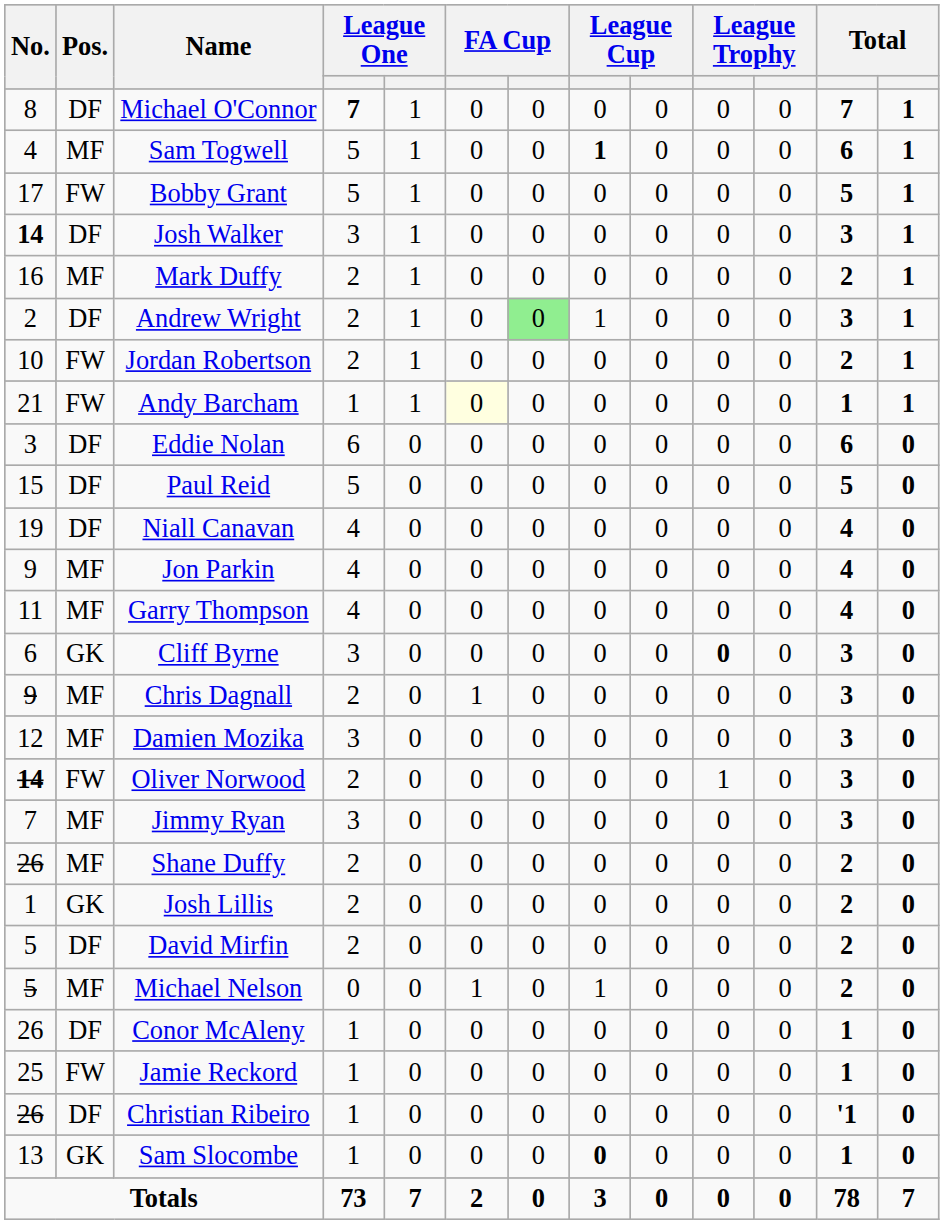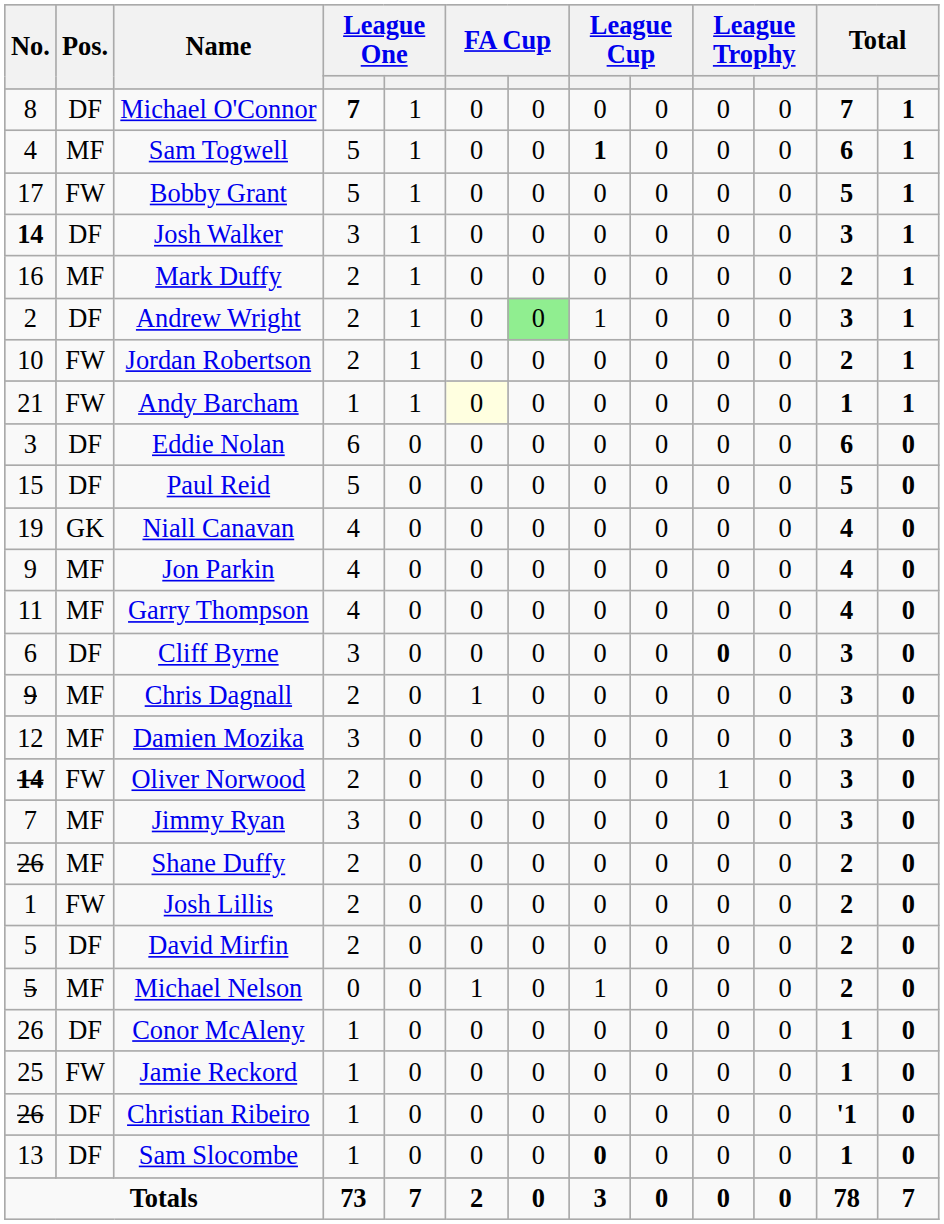(85, 527) DF -> (85, 527) GK
(85, 653) GK -> (85, 653) DF
(85, 904) GK -> (85, 904) FW
(85, 1155) GK -> (85, 1155) DF
